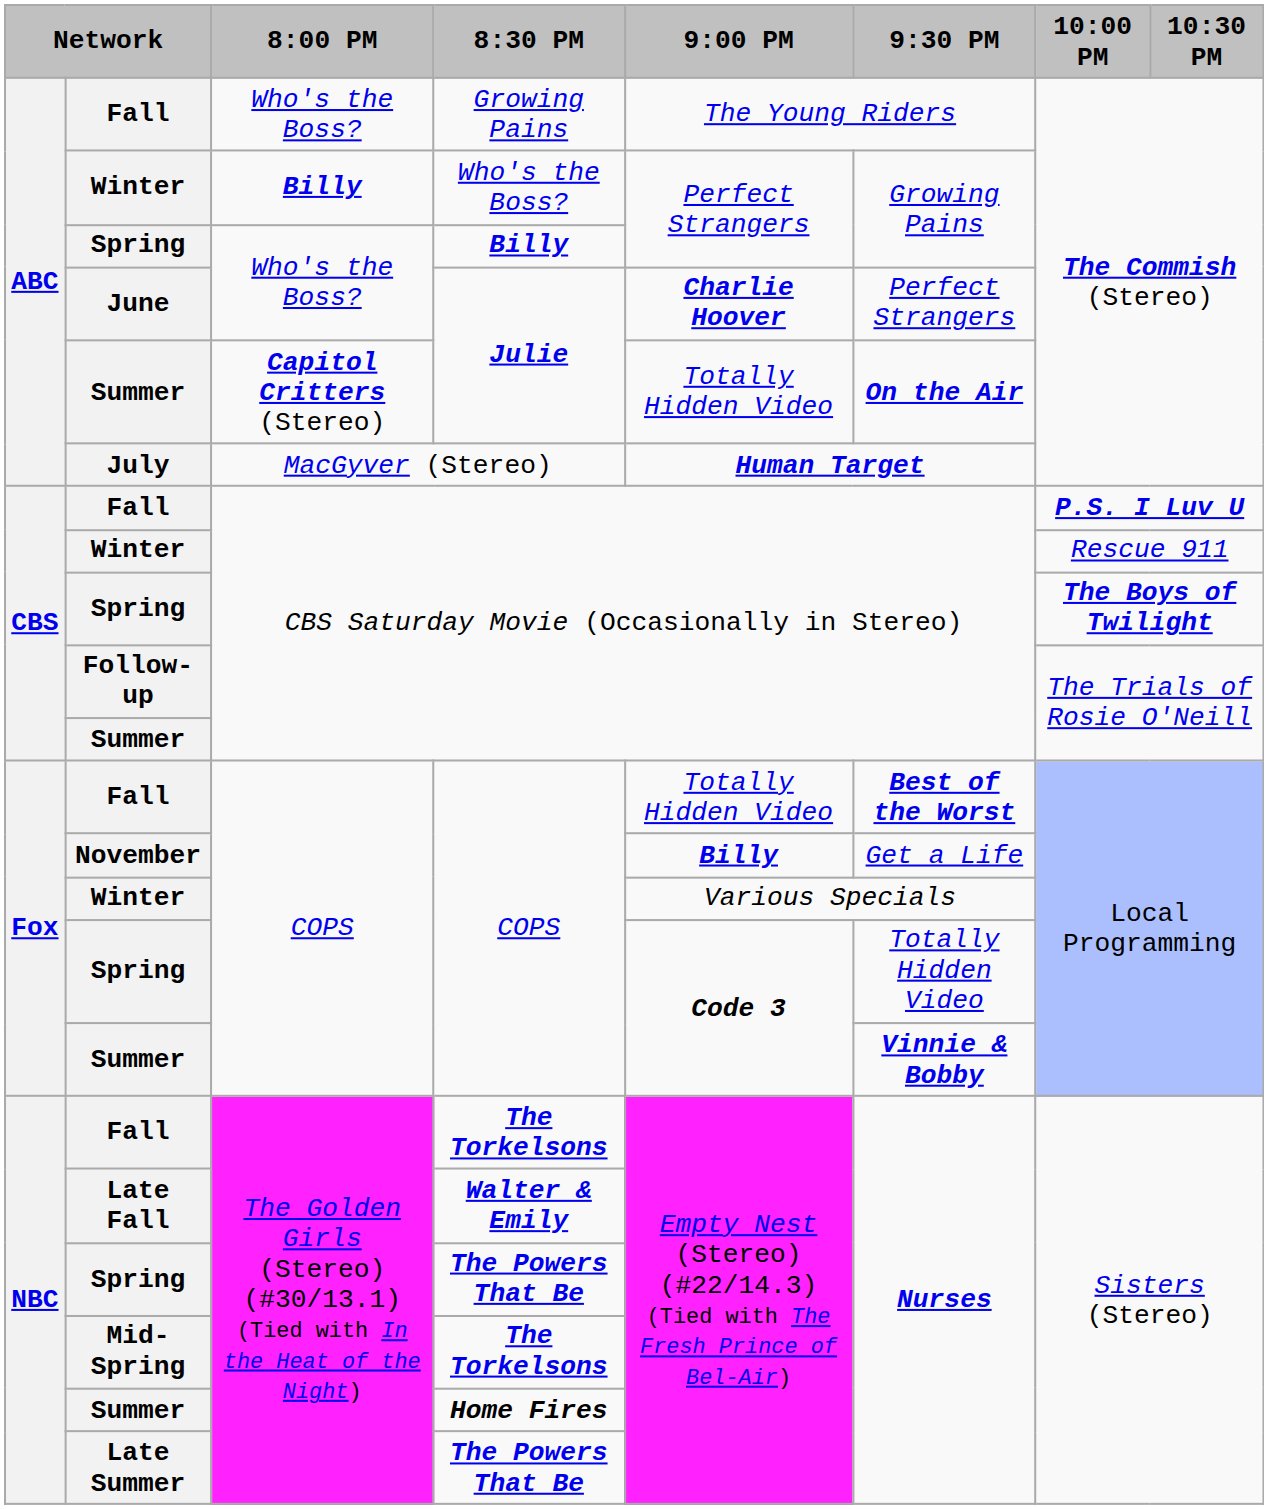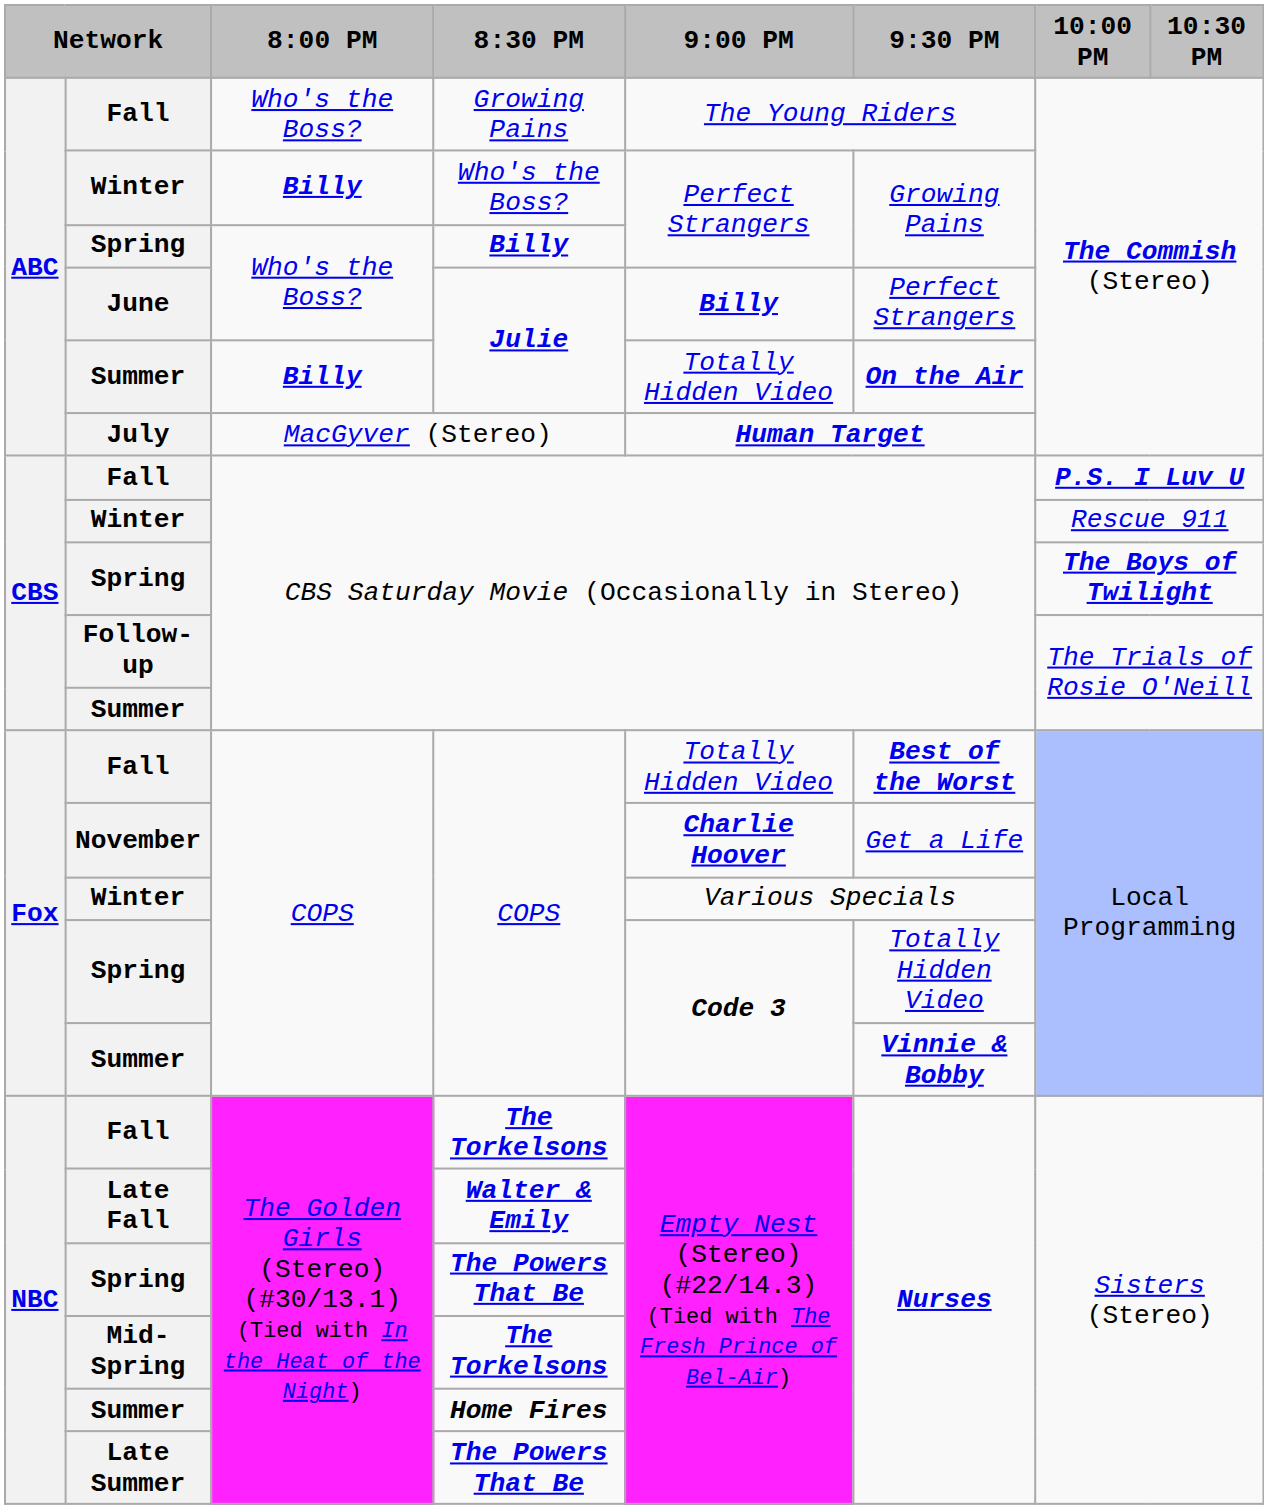(739, 304) Charlie Hoover -> (739, 304) Billy
(322, 392) Capitol Critters (Stereo) -> (322, 377) Billy
(739, 855) Billy -> (739, 840) Charlie Hoover
